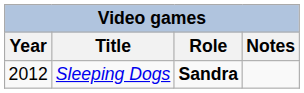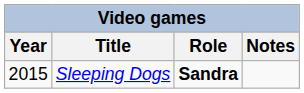(28, 74) 2012 -> (28, 74) 2015
